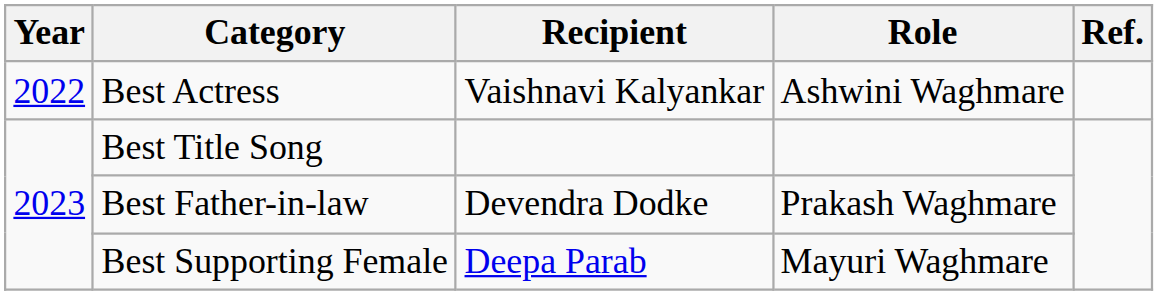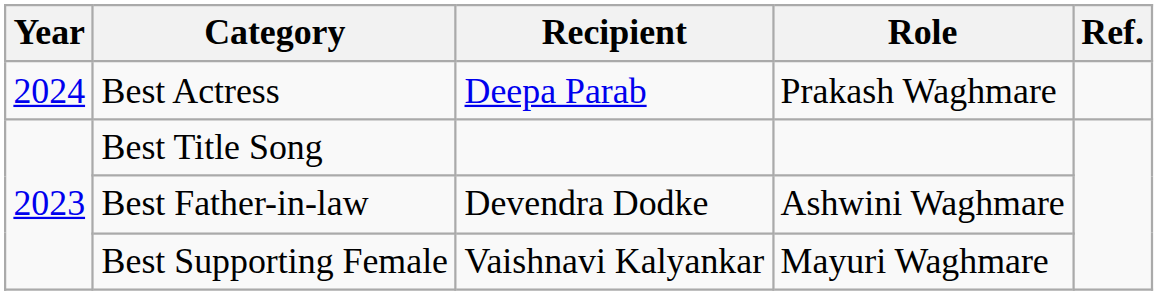(49, 89) 2022 -> (49, 89) 2024
(614, 89) Vaishnavi Kalyankar -> (556, 89) Deepa Parab
(923, 89) Ashwini Waghmare -> (919, 89) Prakash Waghmare
(919, 203) Prakash Waghmare -> (923, 203) Ashwini Waghmare
(556, 260) Deepa Parab -> (614, 260) Vaishnavi Kalyankar
